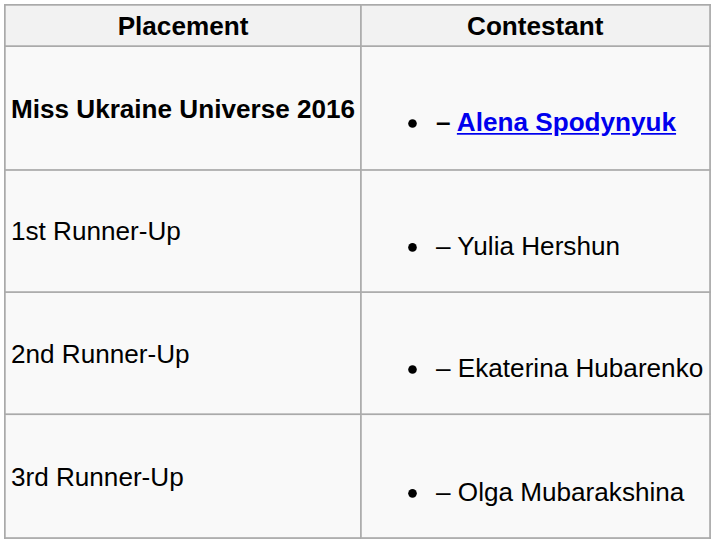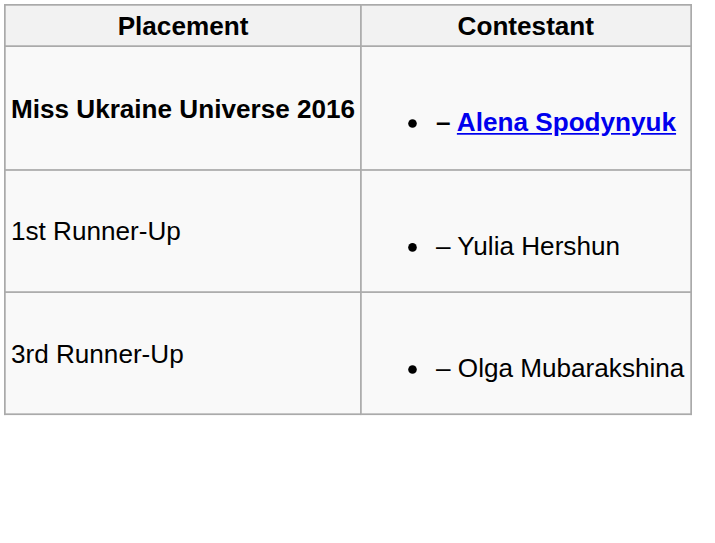- row: (100, 354)
